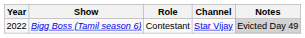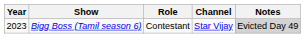(17, 26) 2022 -> (17, 26) 2023
